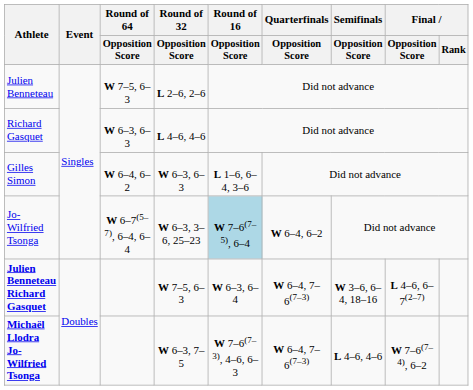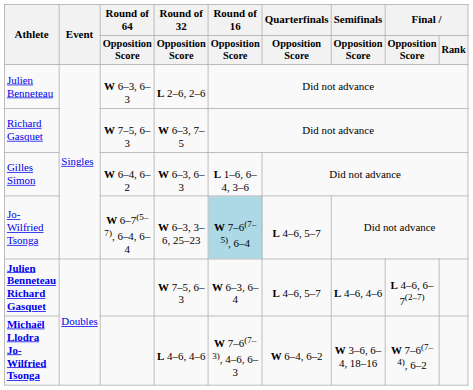(127, 93) W 7–5, 6–3 -> (127, 93) W 6–3, 6–3
(127, 137) W 6–3, 6–3 -> (127, 137) W 7–5, 6–3
(181, 137) L 4–6, 4–6 -> (181, 137) W 6–3, 7–5
(297, 234) W 6–4, 6–2 -> (297, 234) L 4–6, 5–7
(297, 294) W 6–4, 7–6(7–3) -> (297, 294) L 4–6, 5–7
(358, 294) W 3–6, 6–4, 18–16 -> (358, 294) L 4–6, 4–6
(181, 357) W 6–3, 7–5 -> (181, 357) L 4–6, 4–6
(297, 357) W 6–4, 7–6(7–3) -> (297, 357) W 6–4, 6–2
(358, 357) L 4–6, 4–6 -> (358, 357) W 3–6, 6–4, 18–16
